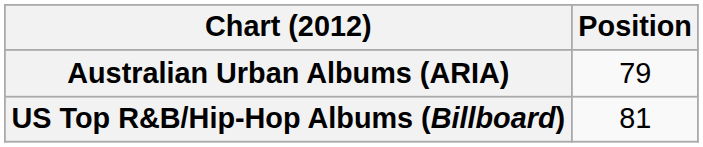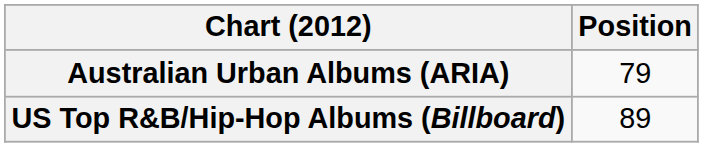(635, 118) 81 -> (635, 118) 89
